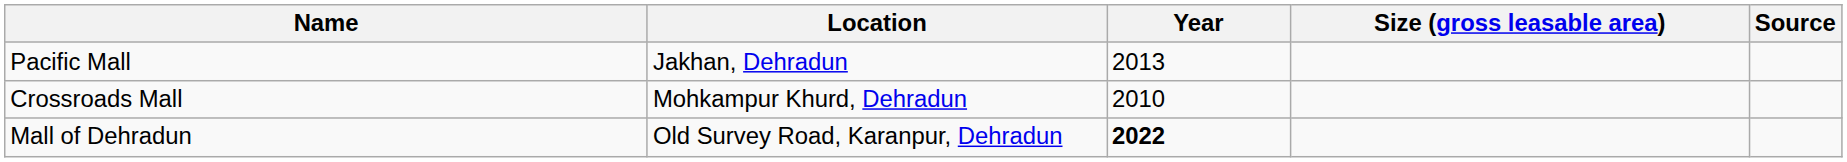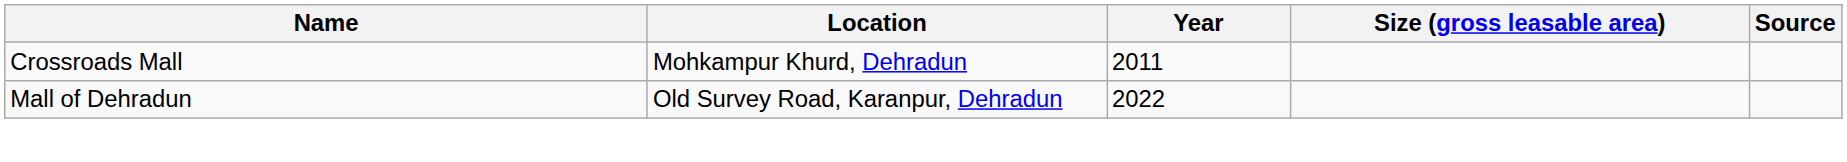- row: (71, 61)
(1139, 99) 2010 -> (1138, 61) 2011
(1139, 136) bold -> (1139, 99) normal
